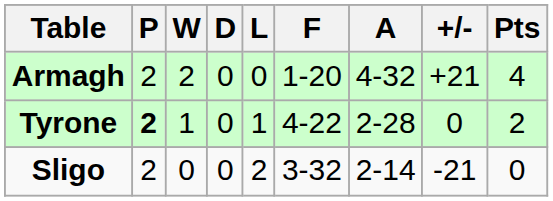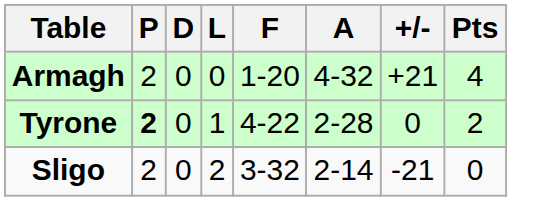- column: (187, 28)
